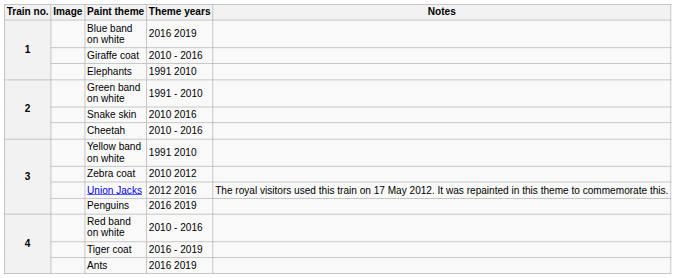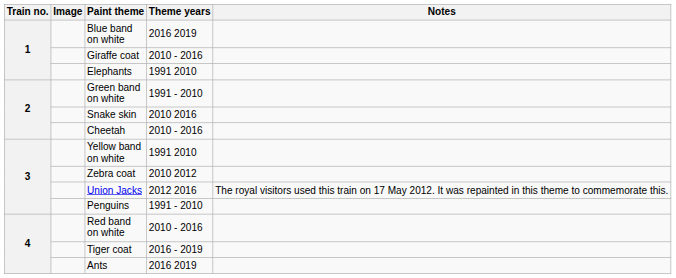(173, 206) 2016 2019 -> (176, 206) 1991 - 2010
